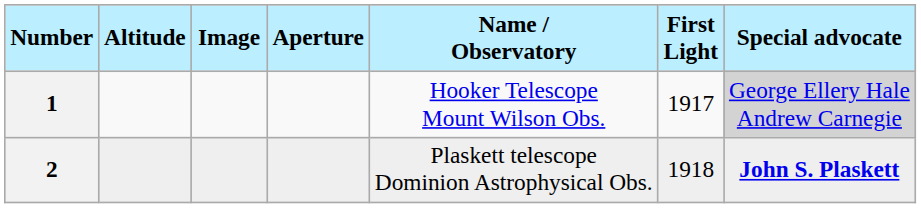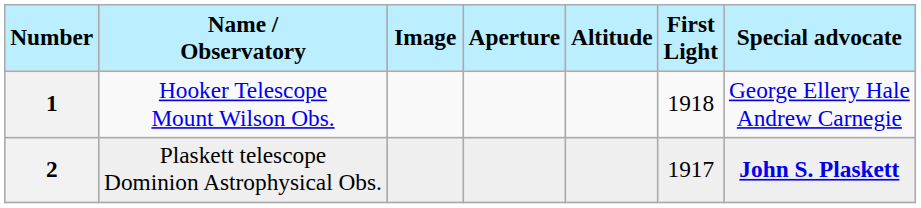columns swapped: (514, 37) <-> (145, 37)
(691, 103) 1917 -> (691, 103) 1918
(819, 103) lightgrey background -> (819, 103) no background
(691, 169) 1918 -> (691, 169) 1917
